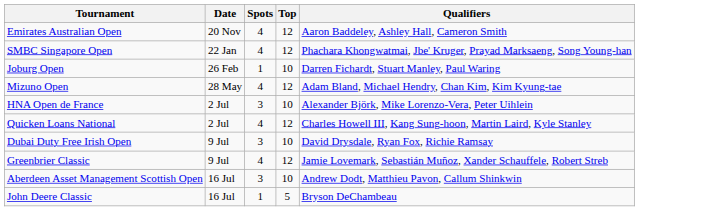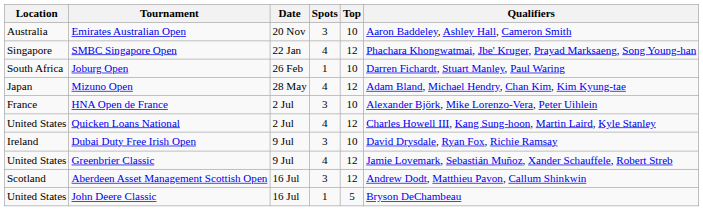+ column: (37, 13)
(260, 32) 4 -> (325, 32) 3
(287, 32) 12 -> (352, 32) 10
(287, 178) 10 -> (352, 178) 12
